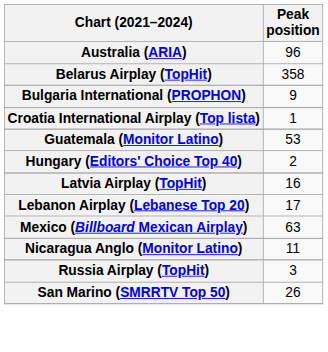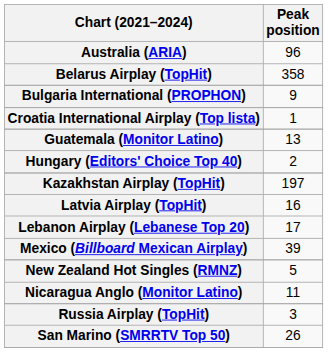(293, 140) 53 -> (293, 140) 13
+ row: (134, 183)
(293, 227) 63 -> (293, 249) 39
+ row: (134, 270)
